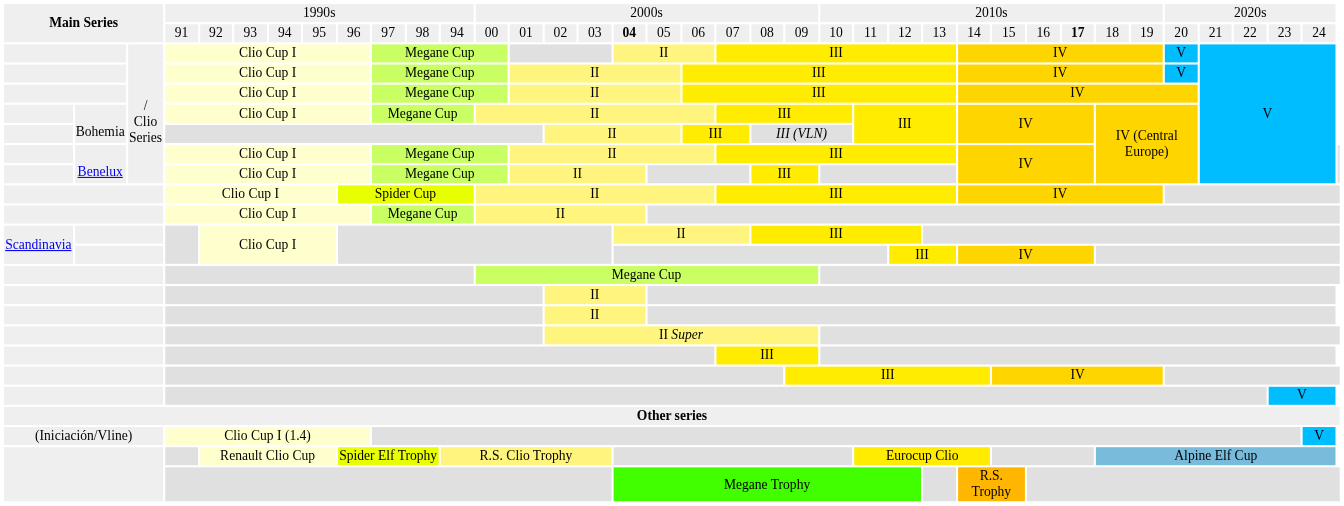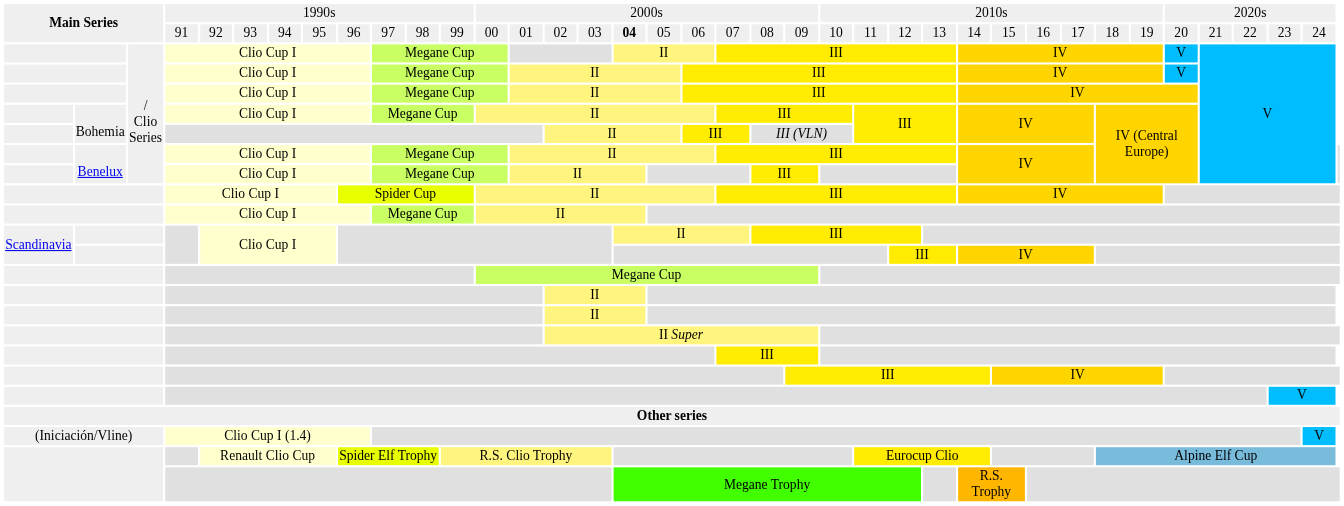(457, 33) 94 -> (457, 33) 99
(1078, 33) bold -> (1078, 33) normal
